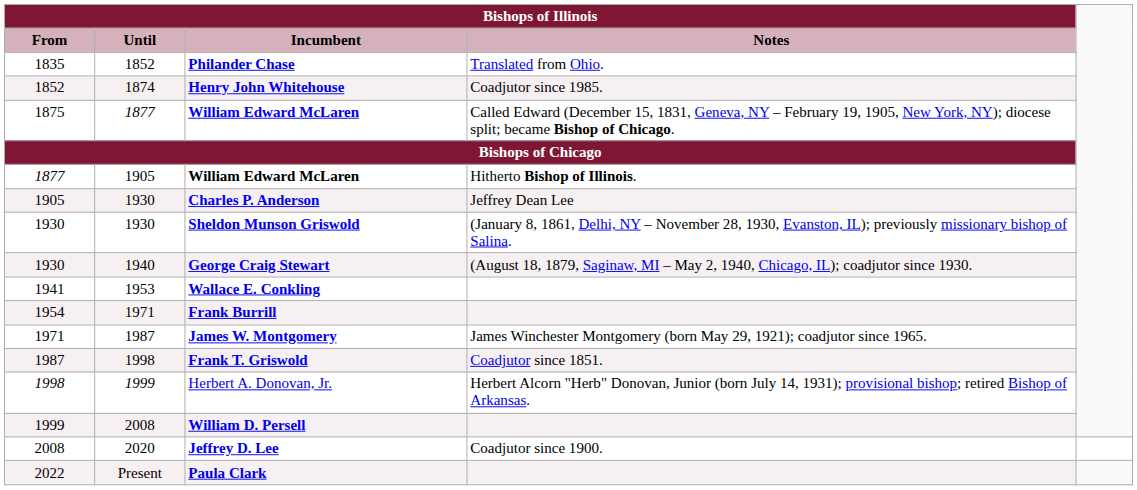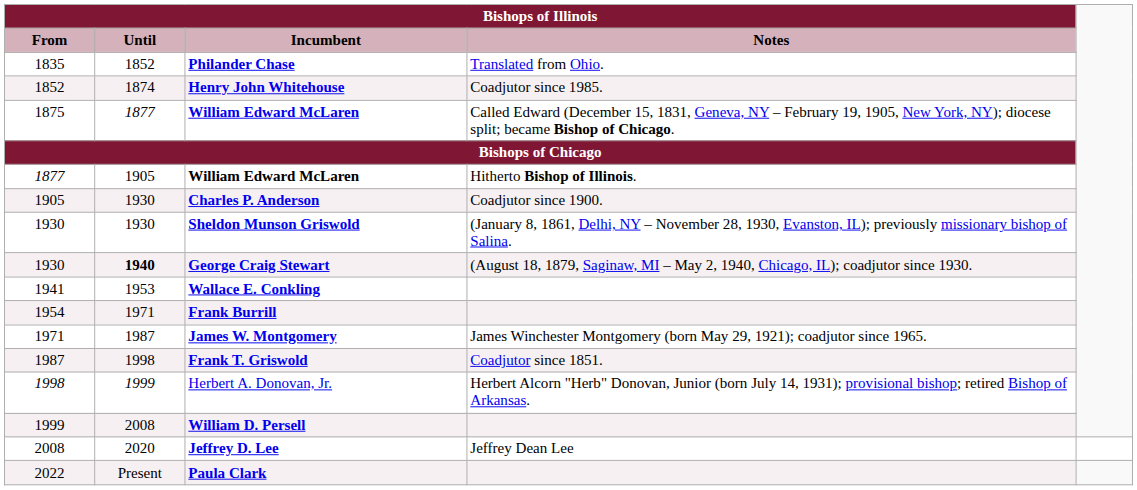(522, 200) Jeffrey Dean Lee -> (537, 200) Coadjutor since 1900.
(140, 264) normal -> (140, 264) bold
(537, 448) Coadjutor since 1900. -> (522, 448) Jeffrey Dean Lee
